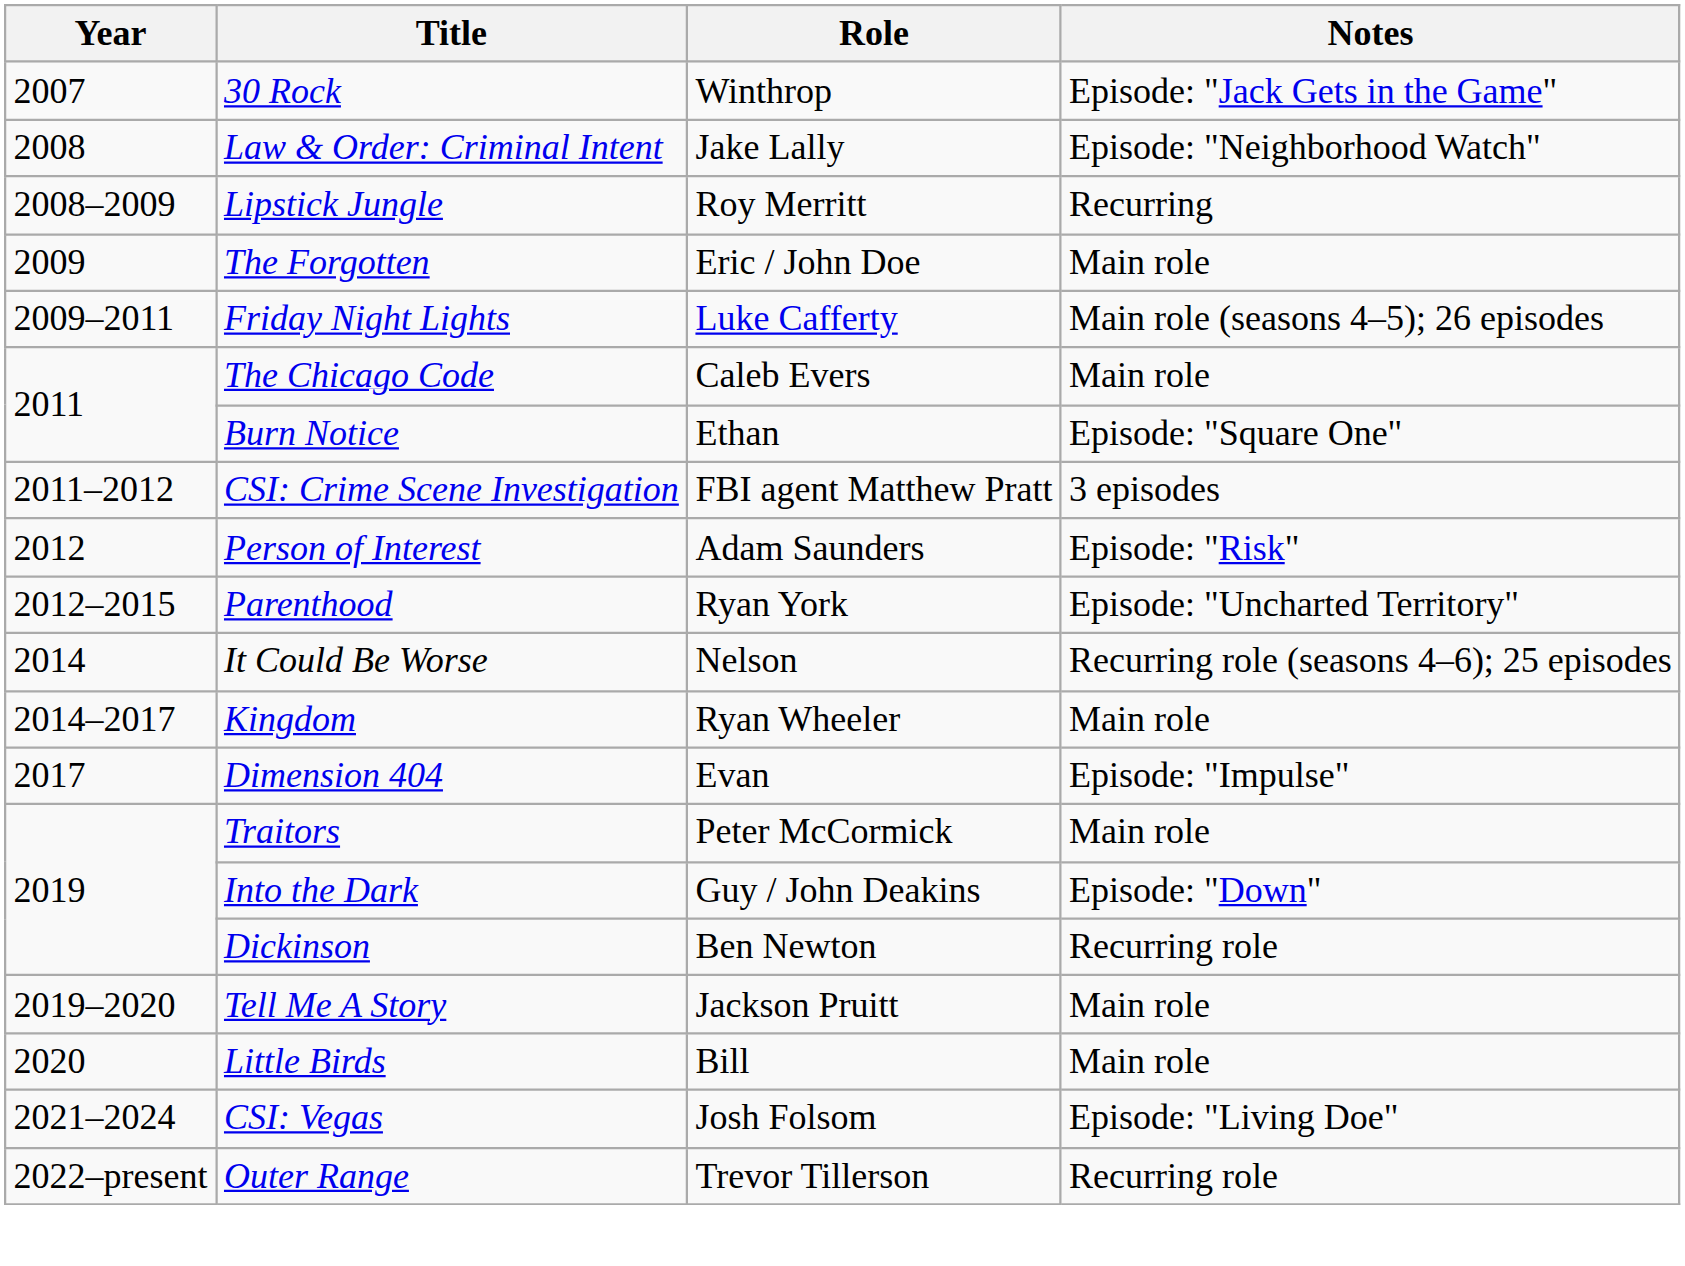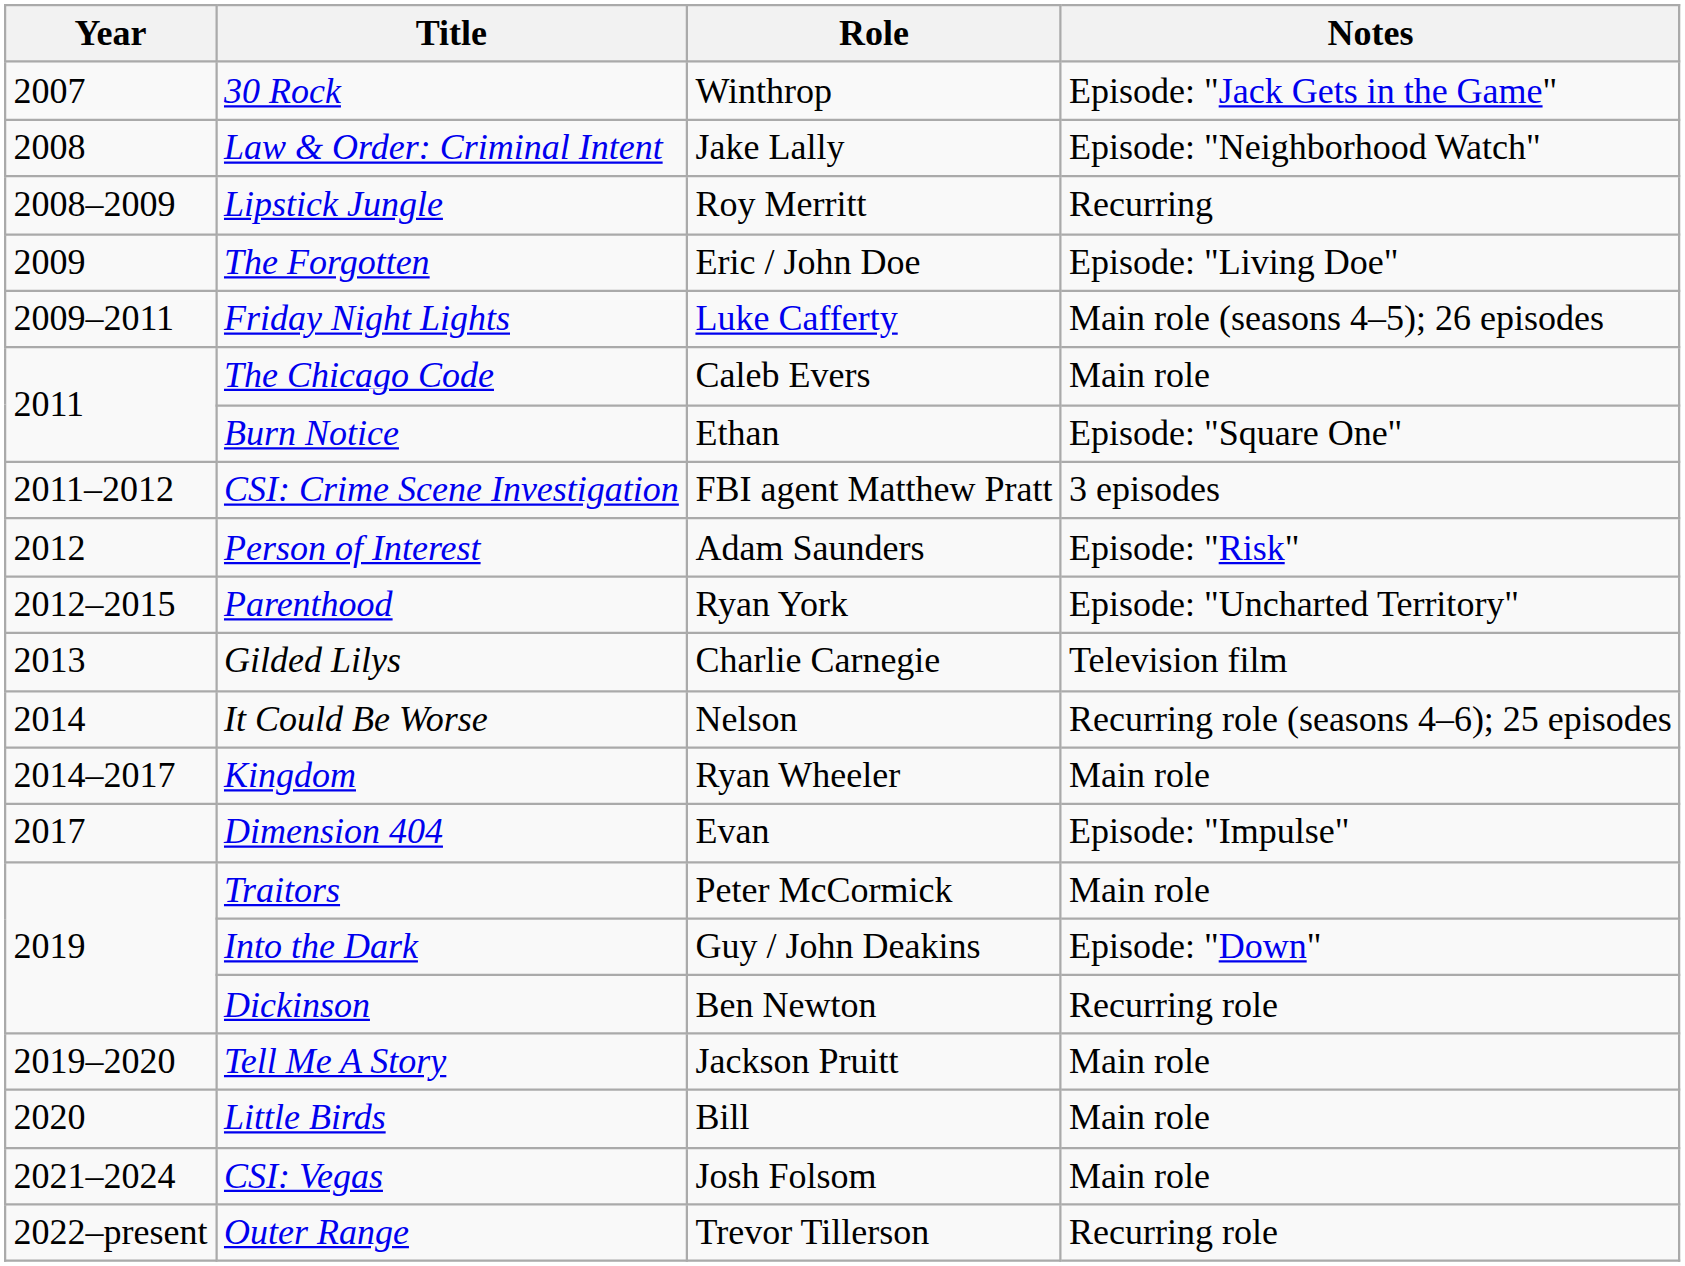(1139, 261) Main role -> (1234, 261) Episode: "Living Doe"
+ row: (312, 661)
(1234, 1117) Episode: "Living Doe" -> (1139, 1174) Main role
